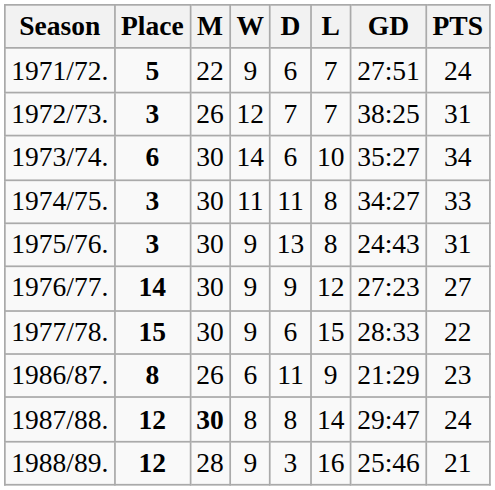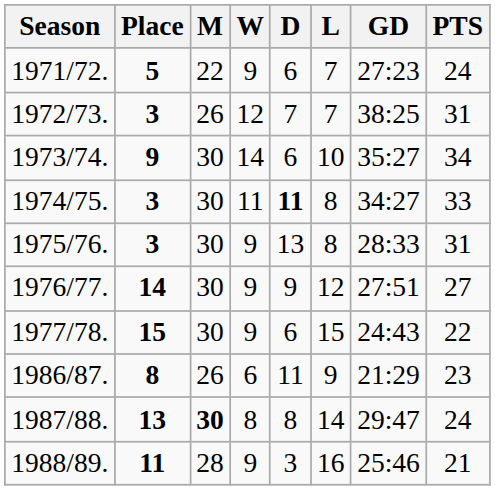(388, 69) 27:51 -> (388, 69) 27:23
(152, 157) 6 -> (152, 157) 9
(290, 200) normal -> (290, 200) bold
(388, 244) 24:43 -> (388, 244) 28:33
(388, 288) 27:23 -> (388, 288) 27:51
(388, 331) 28:33 -> (388, 331) 24:43
(152, 419) 12 -> (152, 419) 13
(152, 462) 12 -> (152, 462) 11
